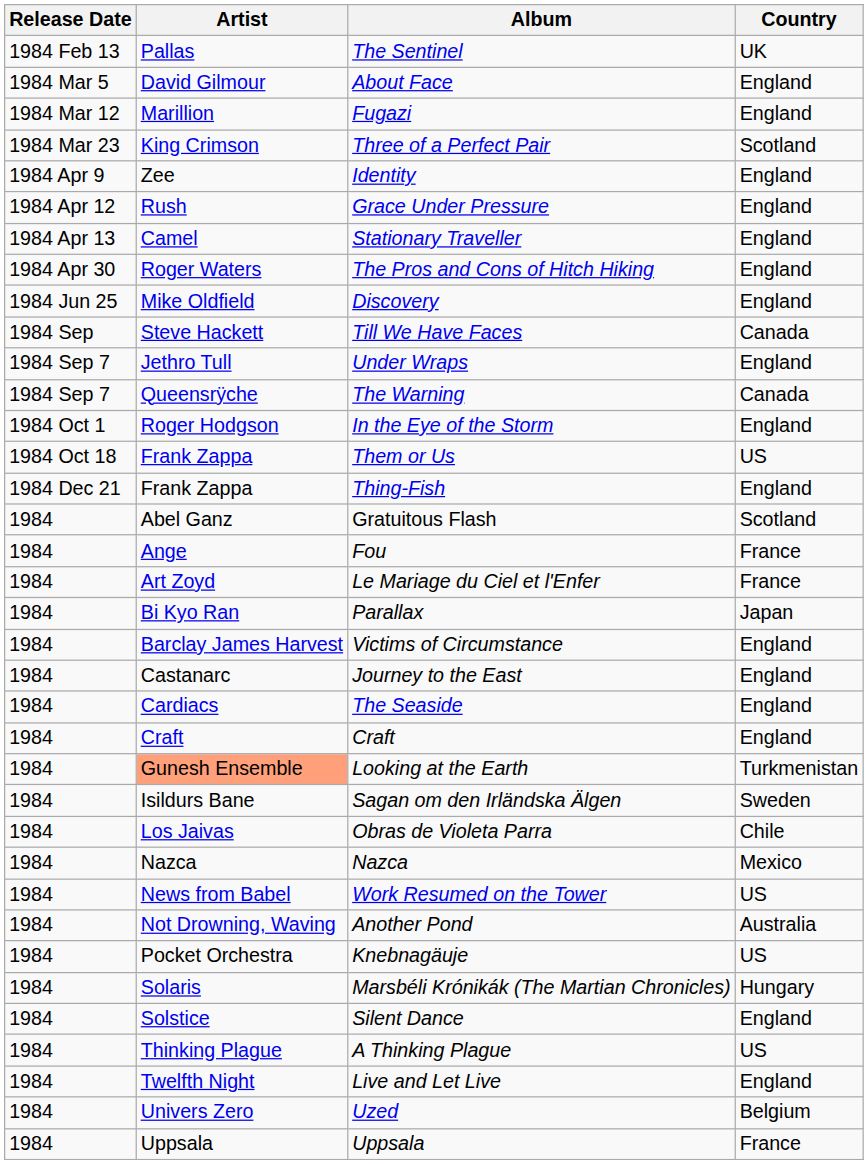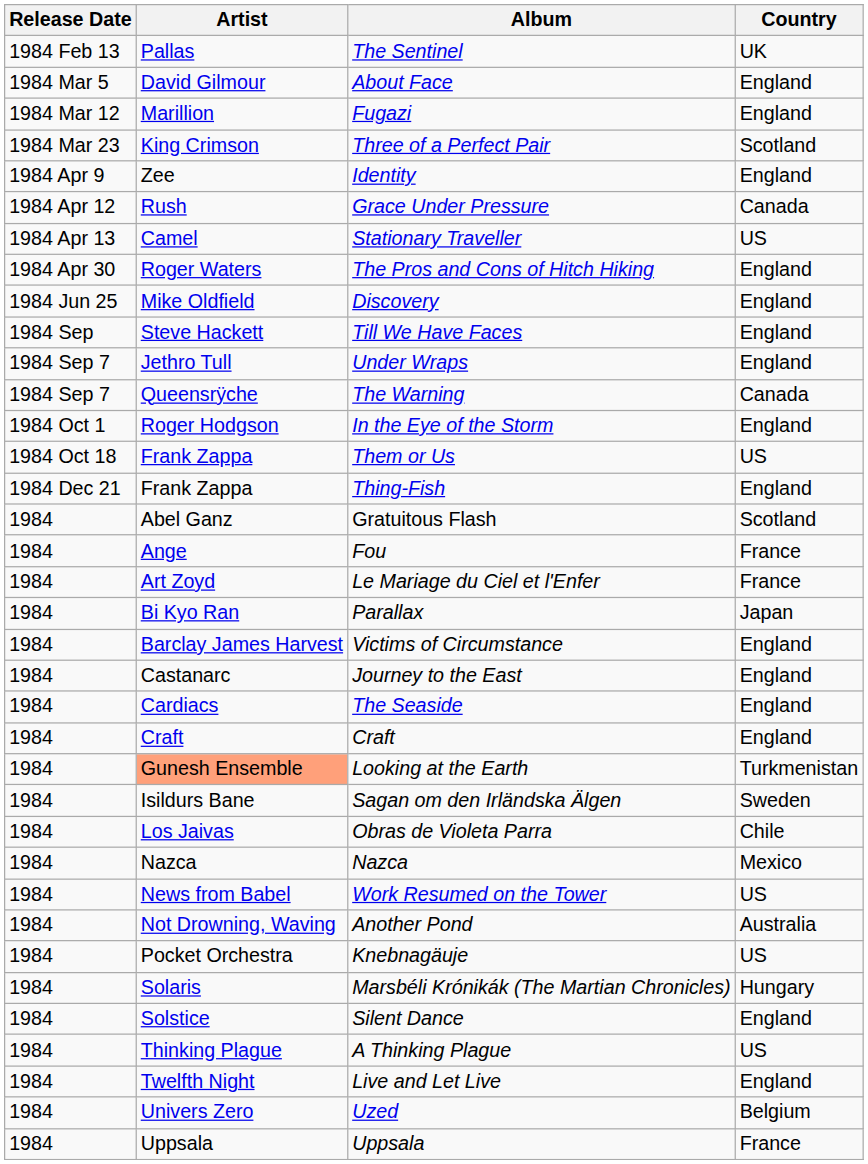(776, 207) England -> (774, 207) Canada
(776, 238) England -> (753, 238) US
(774, 332) Canada -> (776, 332) England
